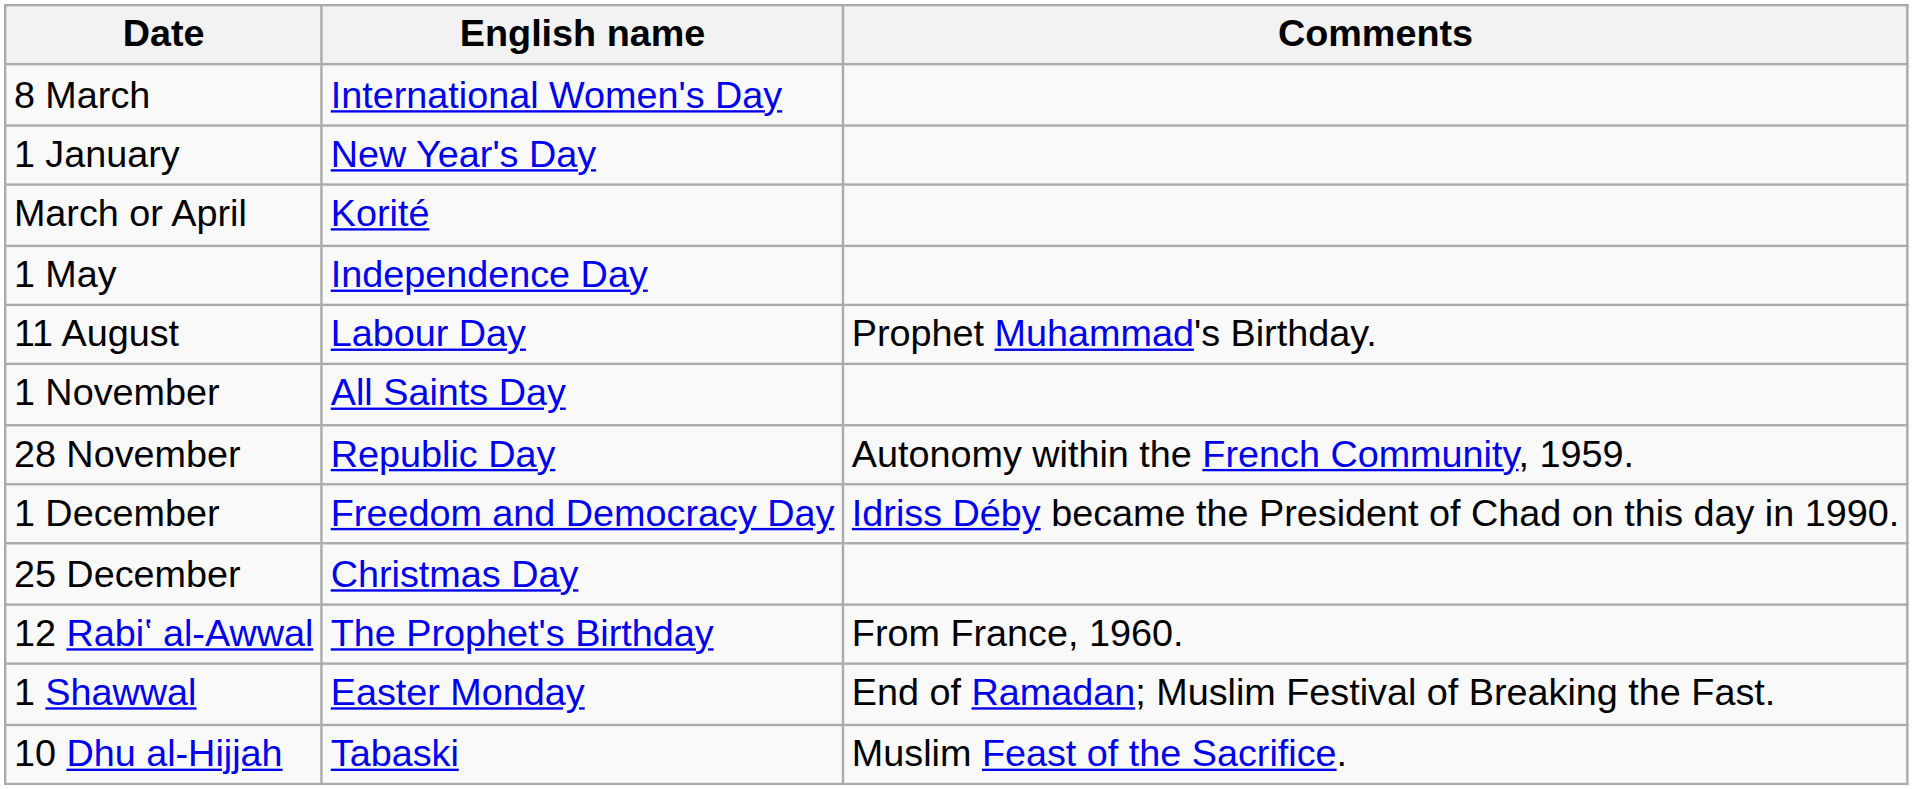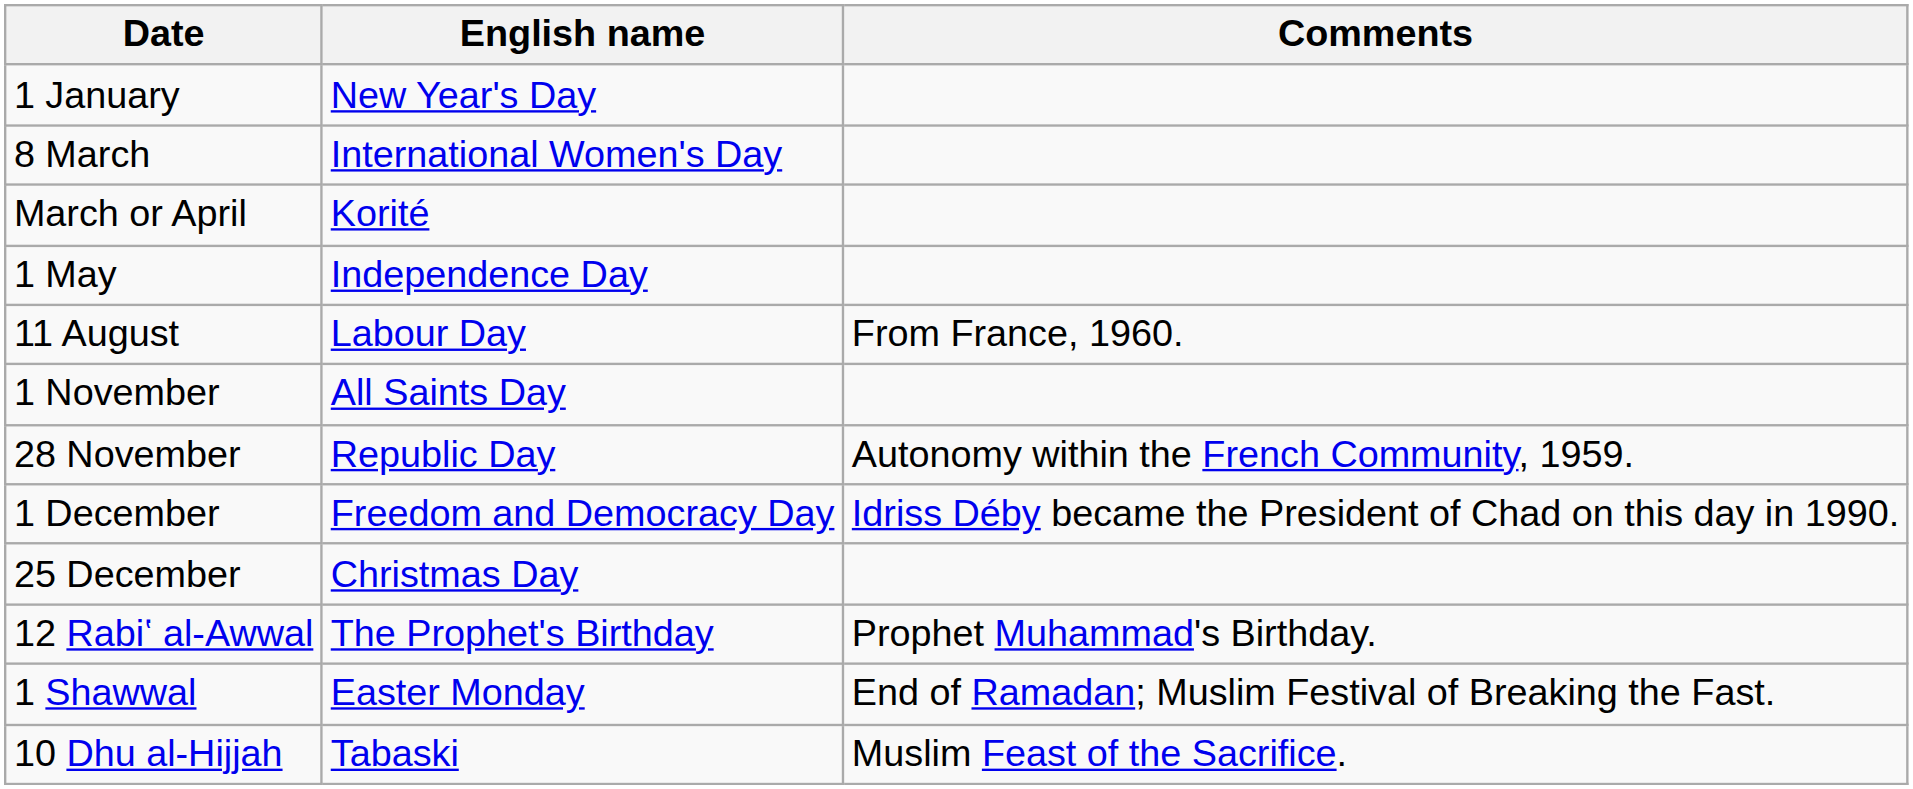rows swapped: (97, 154) <-> (82, 94)
(1114, 333) Prophet Muhammad's Birthday. -> (1018, 333) From France, 1960.
(1018, 633) From France, 1960. -> (1114, 633) Prophet Muhammad's Birthday.
